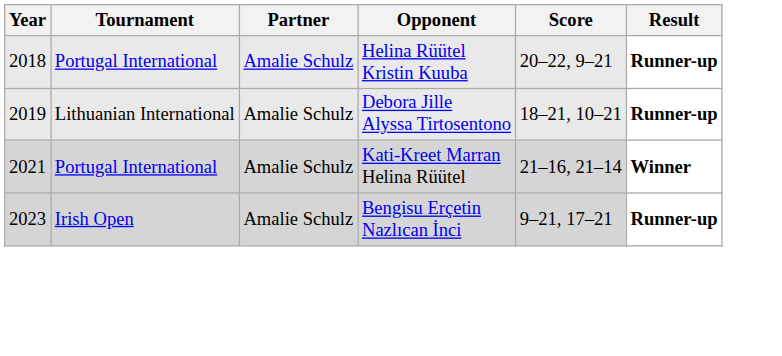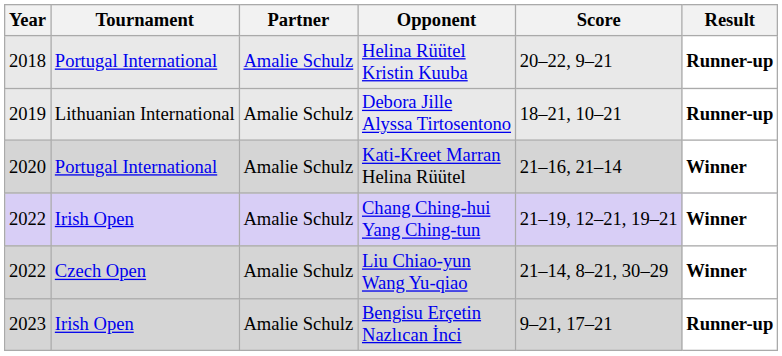(28, 166) 2021 -> (28, 166) 2020
+ row: (426, 219)
+ row: (416, 272)
